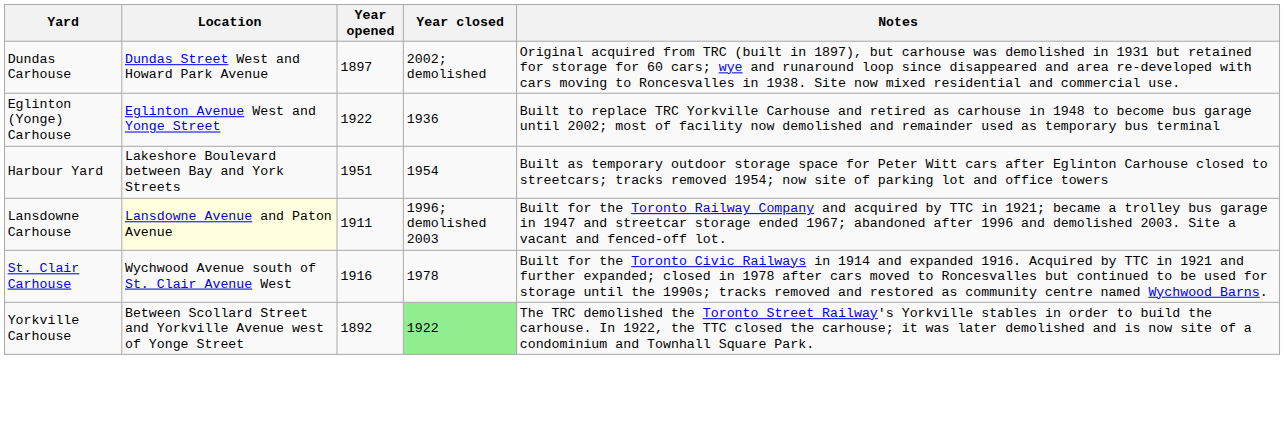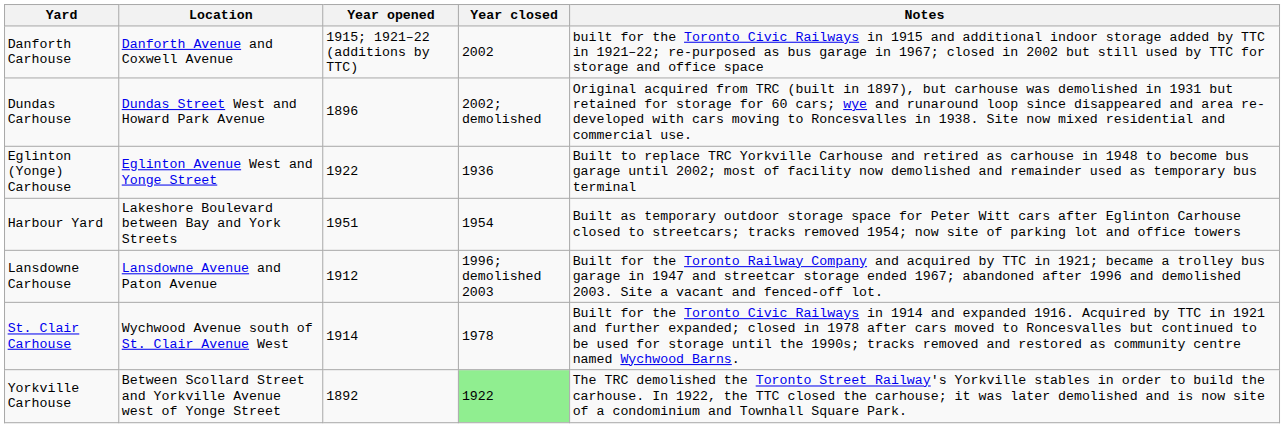+ row: (40, 52)
(356, 68) 1897 -> (342, 112) 1896
(228, 224) lightyellow background -> (201, 276) no background
(356, 224) 1911 -> (342, 276) 1912
(356, 276) 1916 -> (342, 336) 1914
